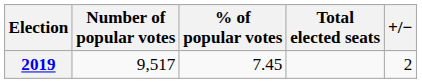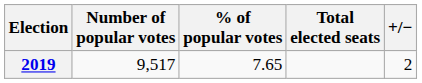(267, 64) 7.45 -> (267, 64) 7.65
